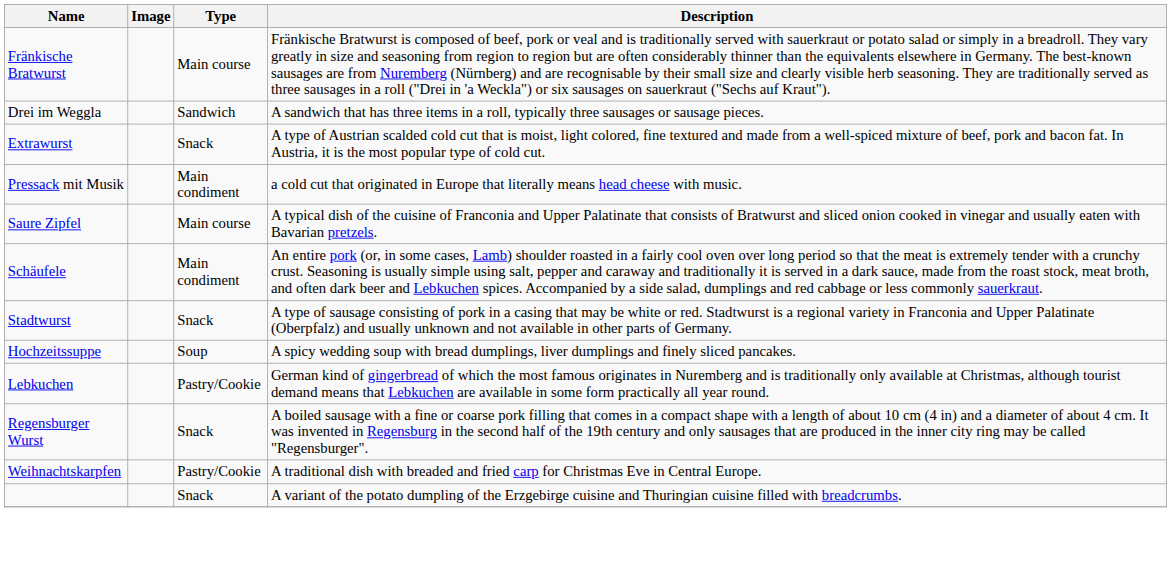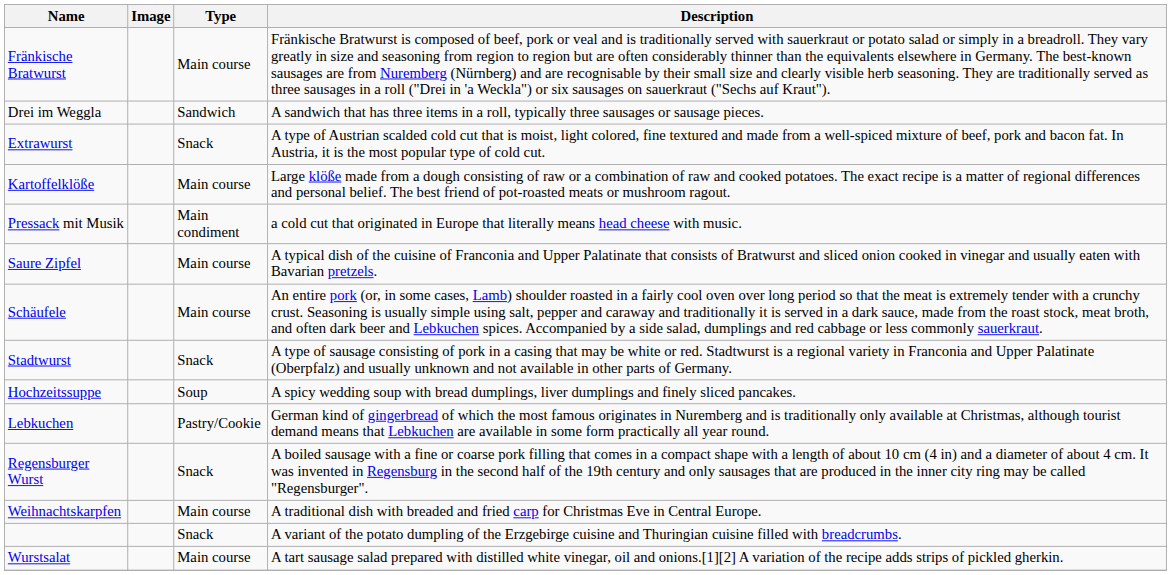+ row: (51, 184)
(208, 272) Main condiment -> (214, 312) Main course
(219, 471) Pastry/Cookie -> (214, 511) Main course
+ row: (39, 558)
